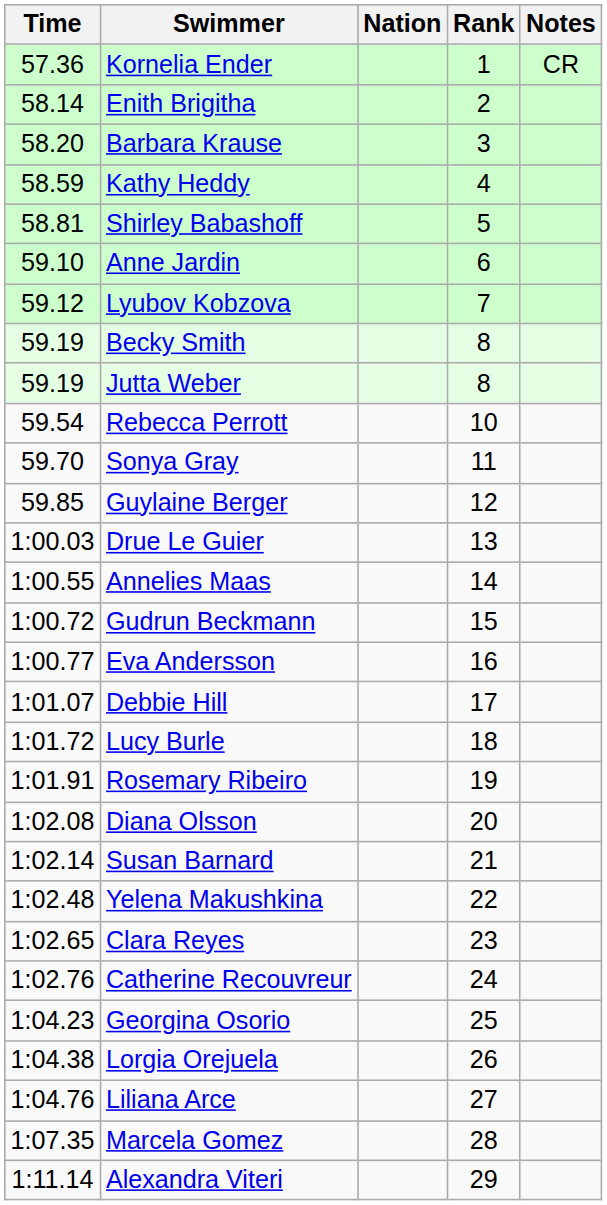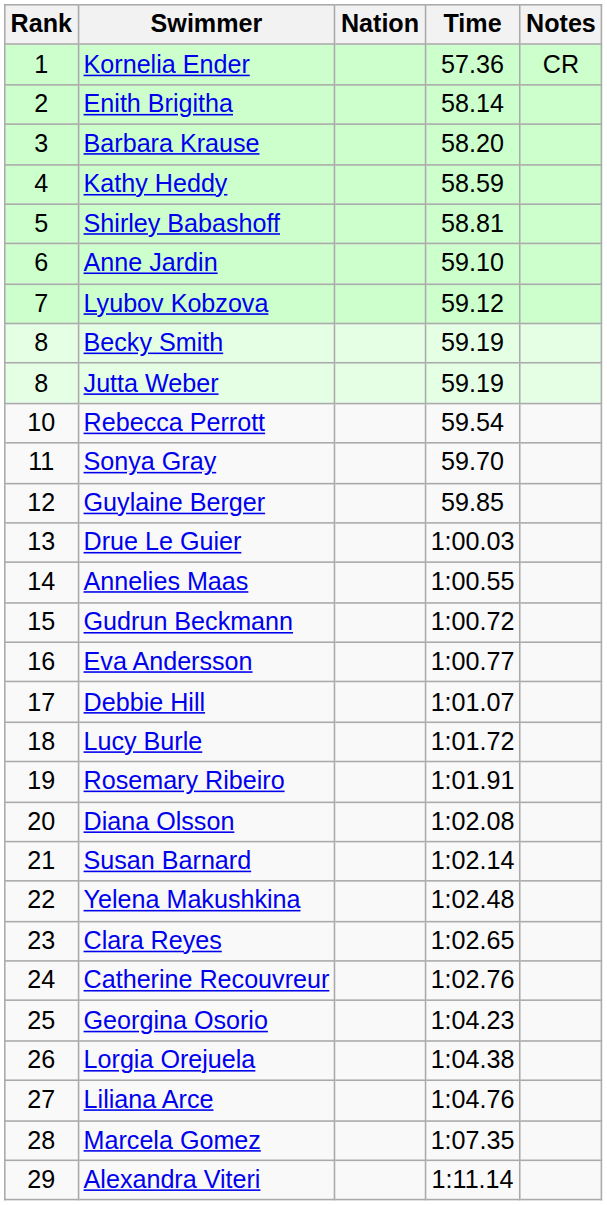columns swapped: (484, 24) <-> (52, 24)
